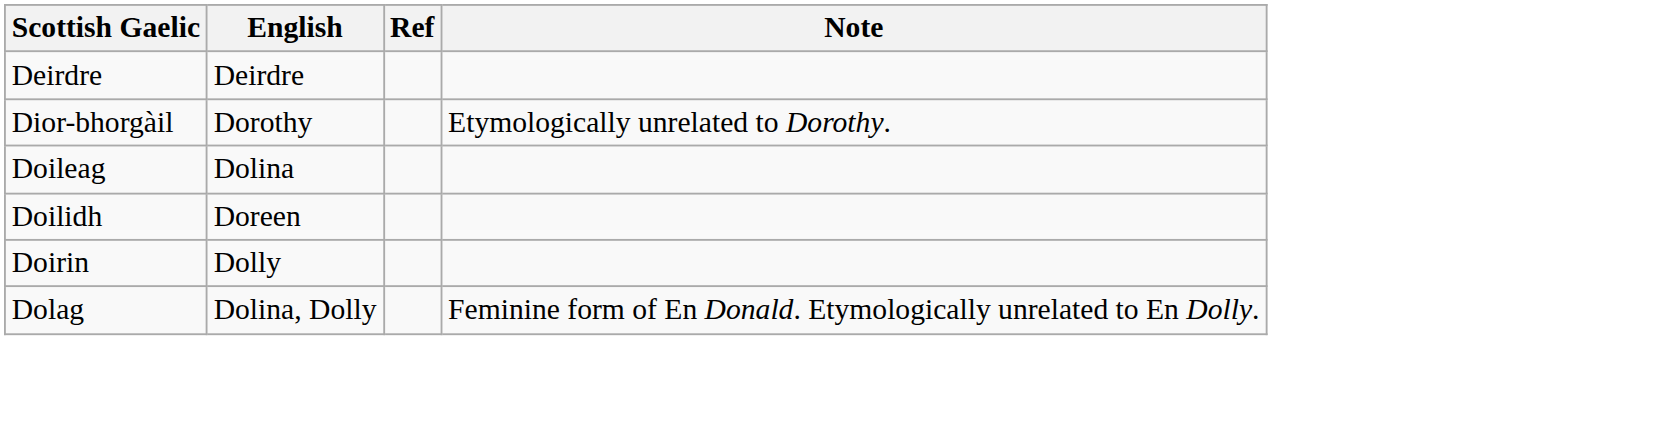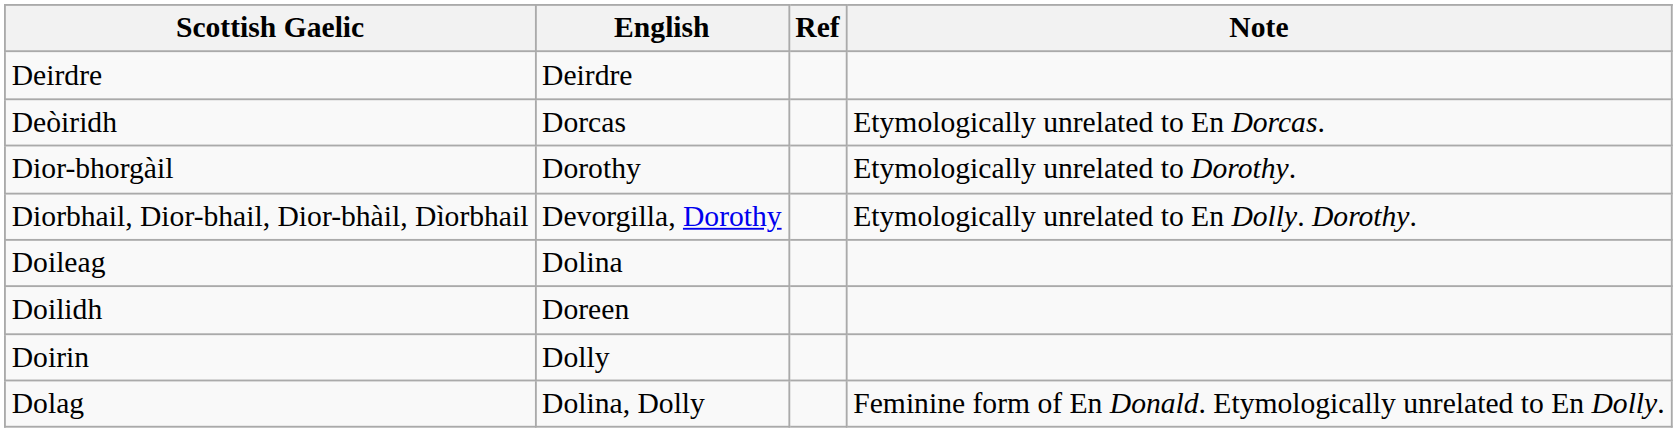+ row: (64, 121)
+ row: (270, 215)
